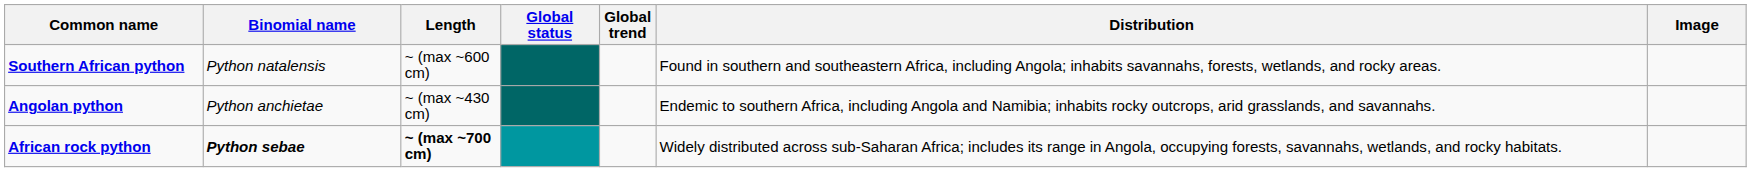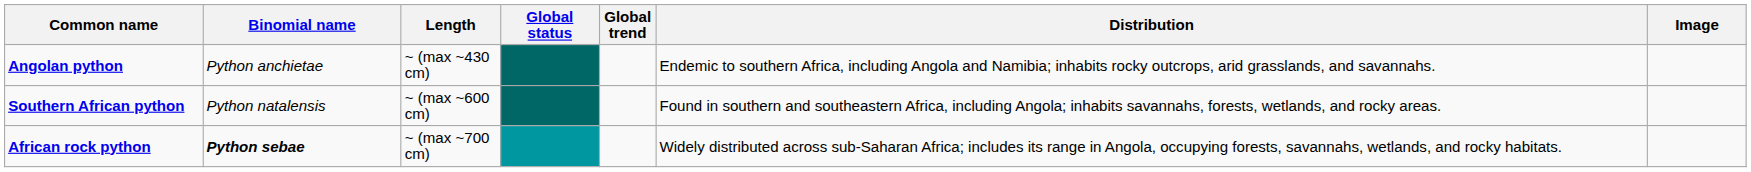rows swapped: (66, 105) <-> (96, 65)
(448, 146) bold -> (447, 146) normal
